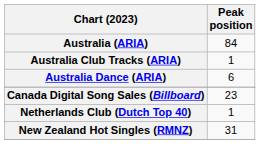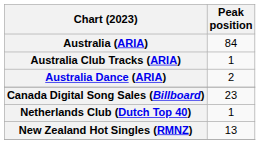(231, 78) 6 -> (231, 78) 2
(231, 130) 31 -> (231, 130) 13
